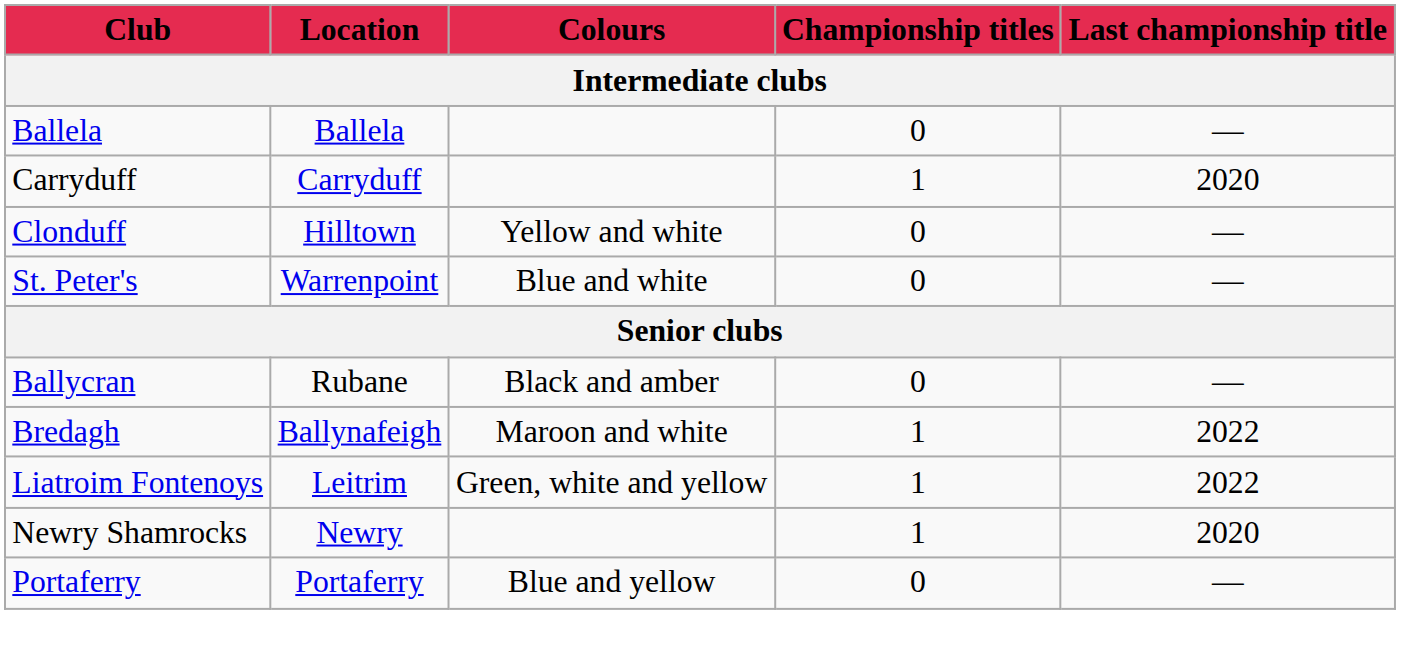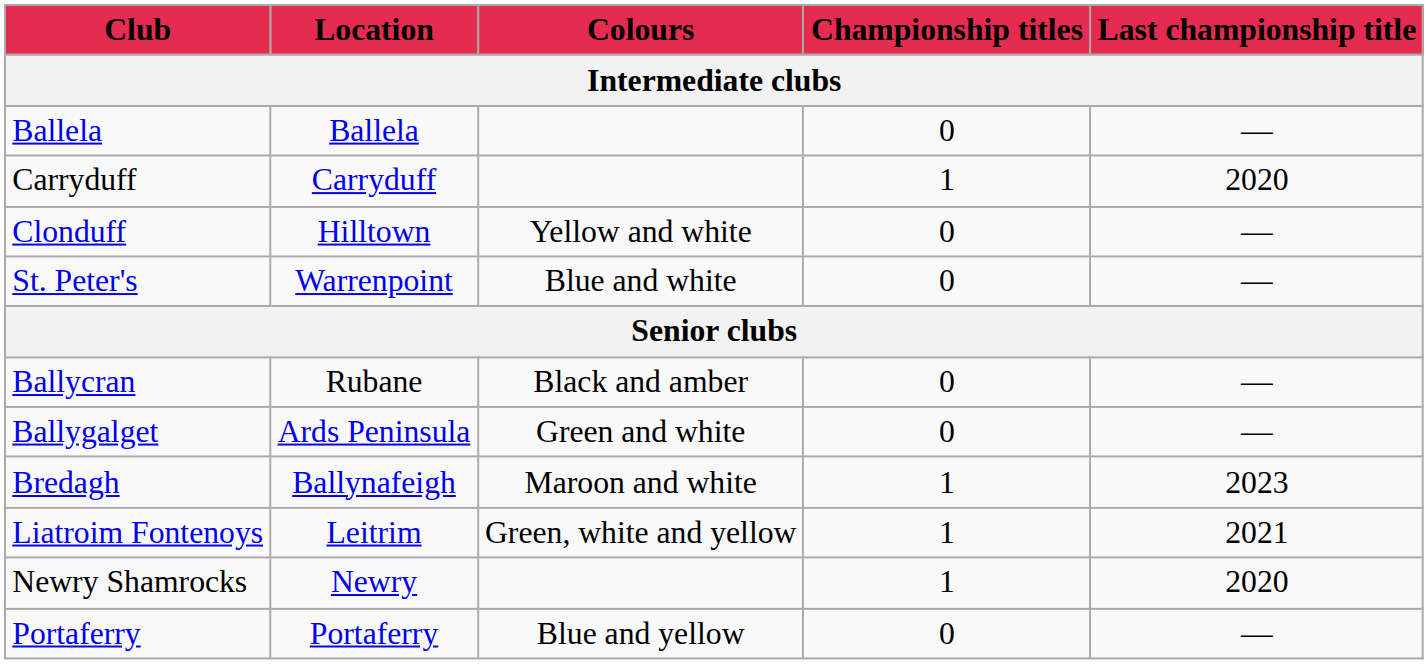+ row: (85, 431)
(1228, 431) 2022 -> (1257, 481) 2023
(1228, 481) 2022 -> (1257, 532) 2021
